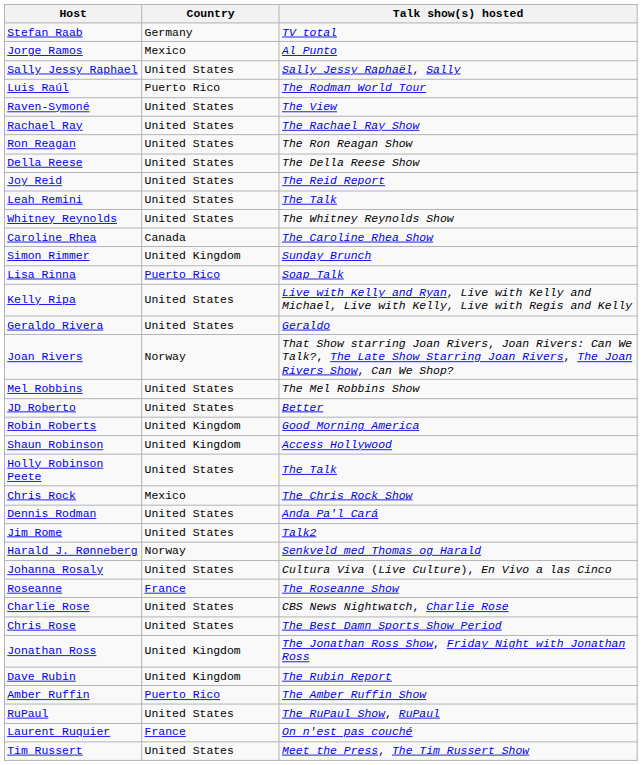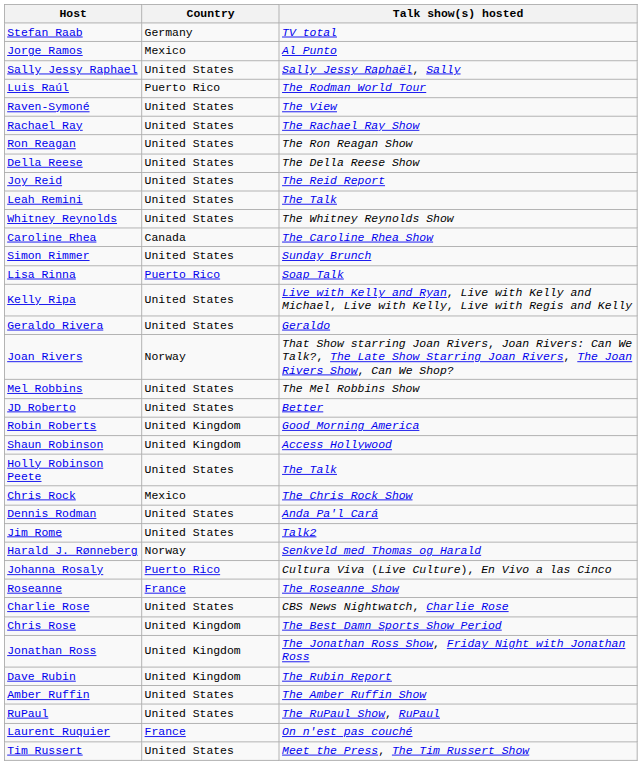(193, 256) United Kingdom -> (189, 256) United States
(189, 570) United States -> (182, 570) Puerto Rico
(189, 626) United States -> (193, 626) United Kingdom
(182, 695) Puerto Rico -> (189, 695) United States
